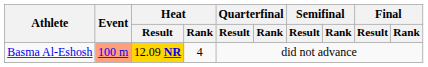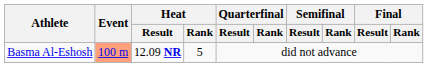(157, 53) gold background -> (157, 53) no background
(200, 53) 4 -> (200, 53) 5
